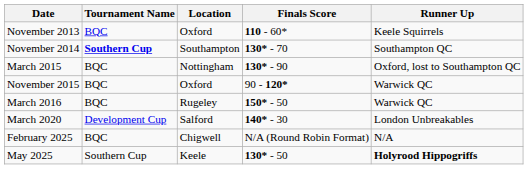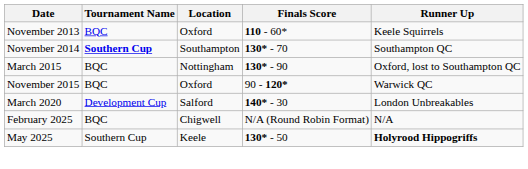- row: (34, 102)
